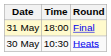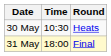rows swapped: (23, 43) <-> (23, 28)
